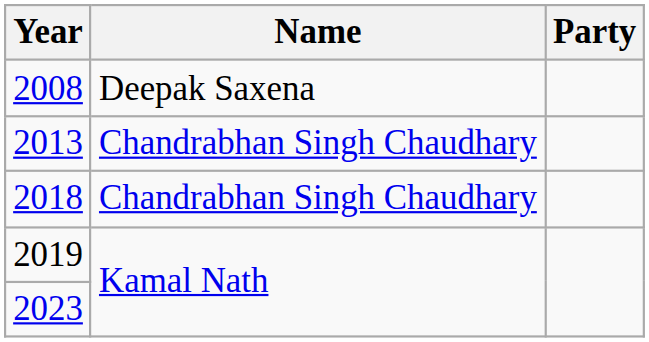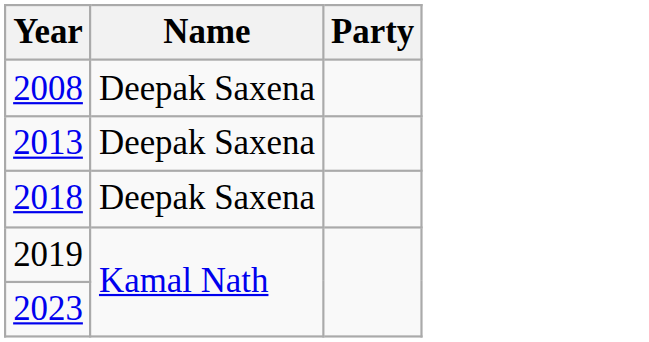(318, 142) Chandrabhan Singh Chaudhary -> (207, 142) Deepak Saxena
(318, 198) Chandrabhan Singh Chaudhary -> (207, 198) Deepak Saxena
